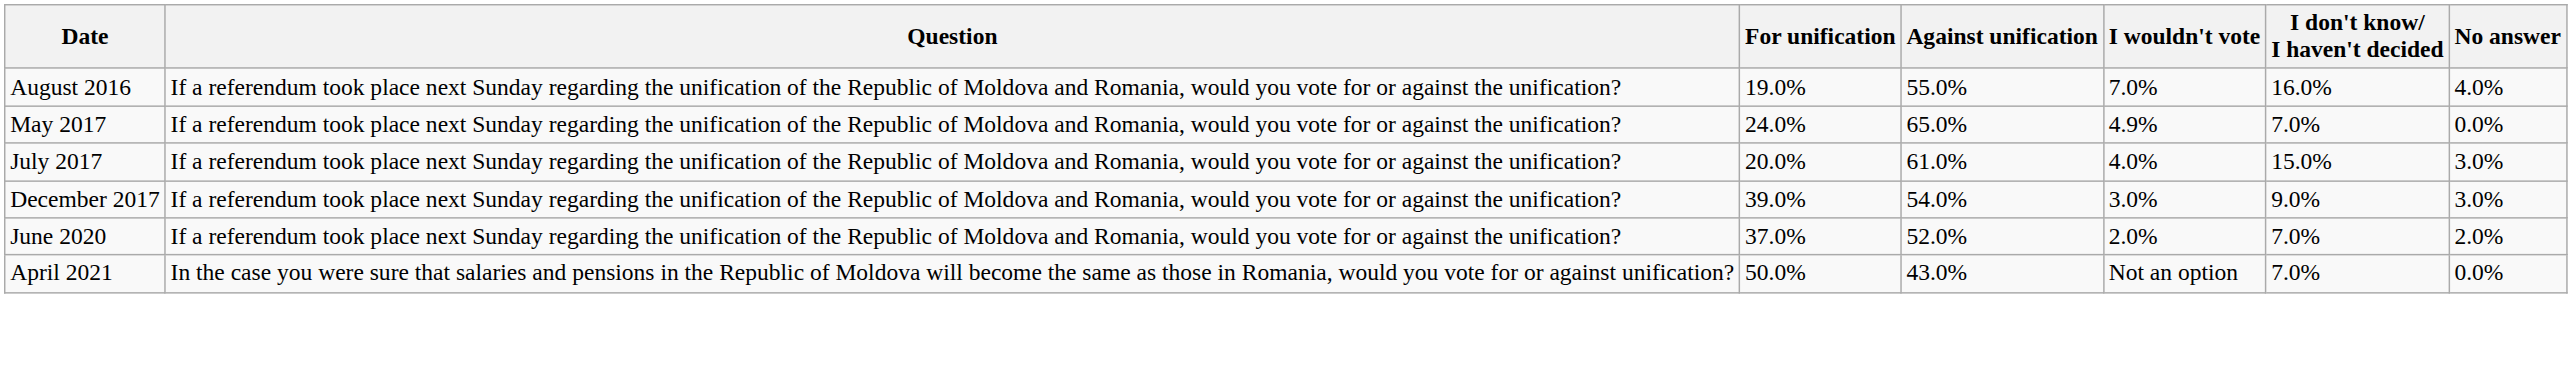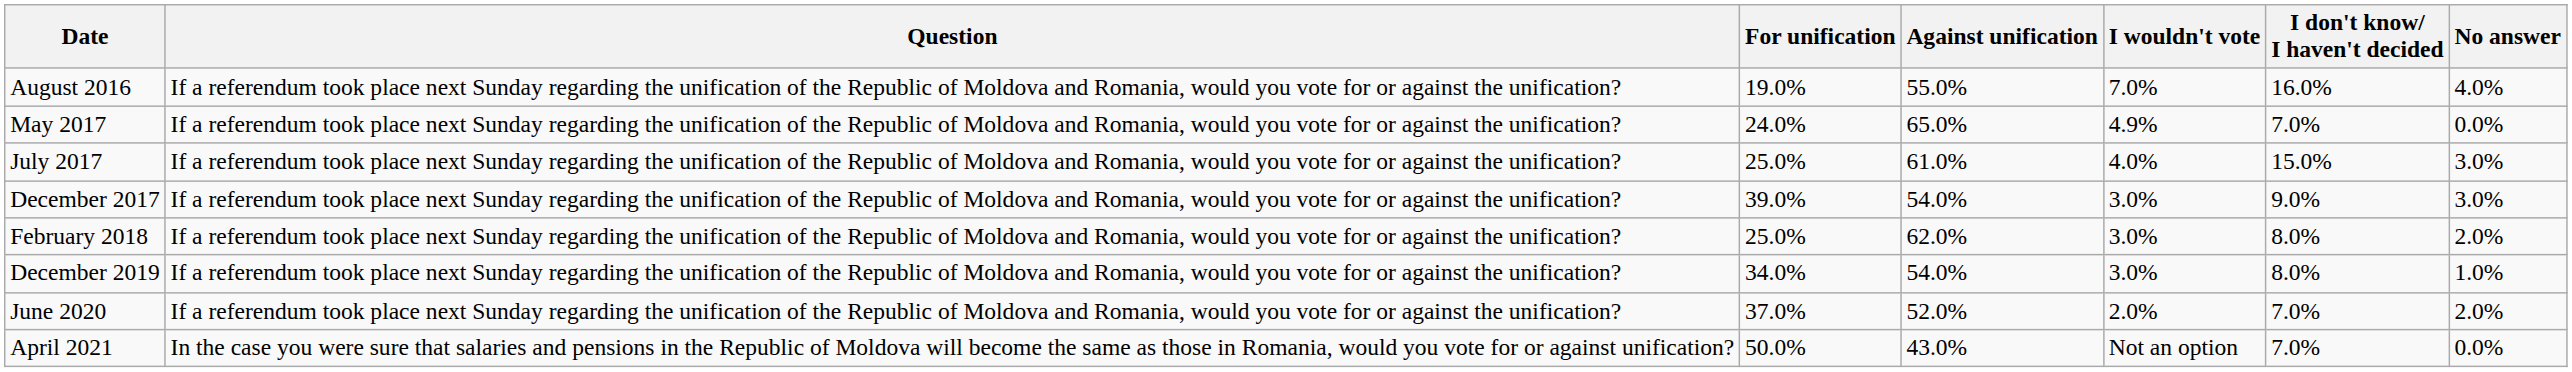(1775, 161) 20.0% -> (1775, 161) 25.0%
+ row: (79, 236)
+ row: (85, 273)
